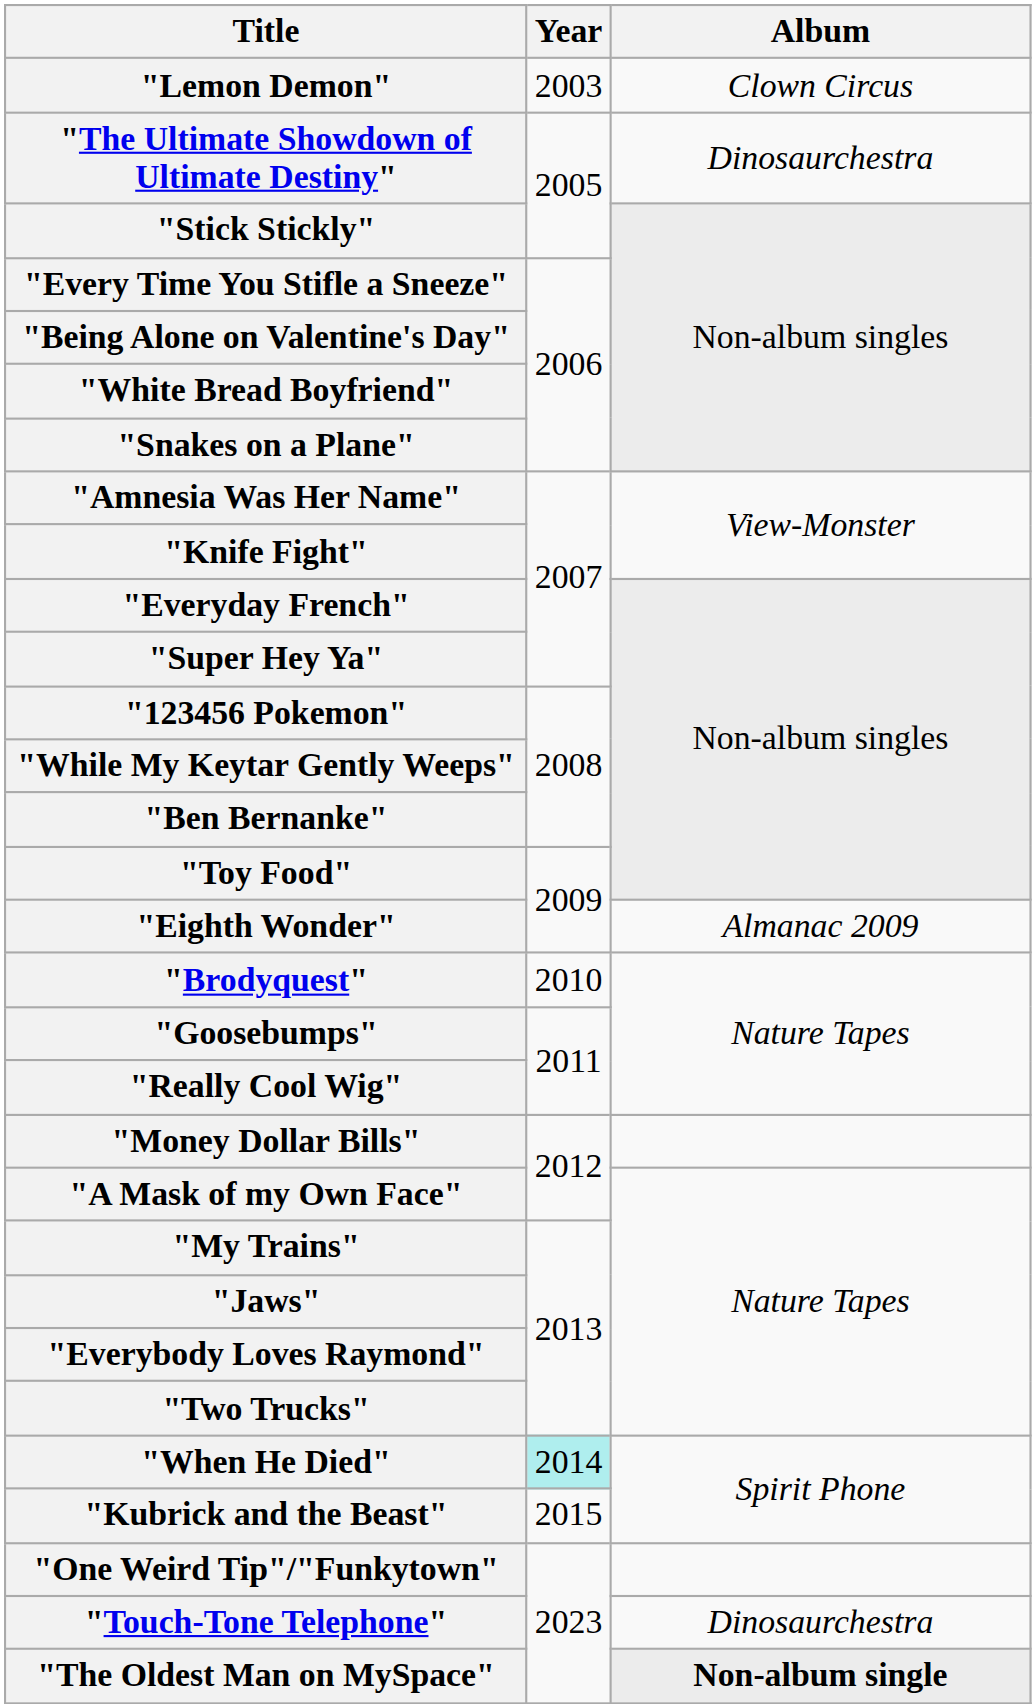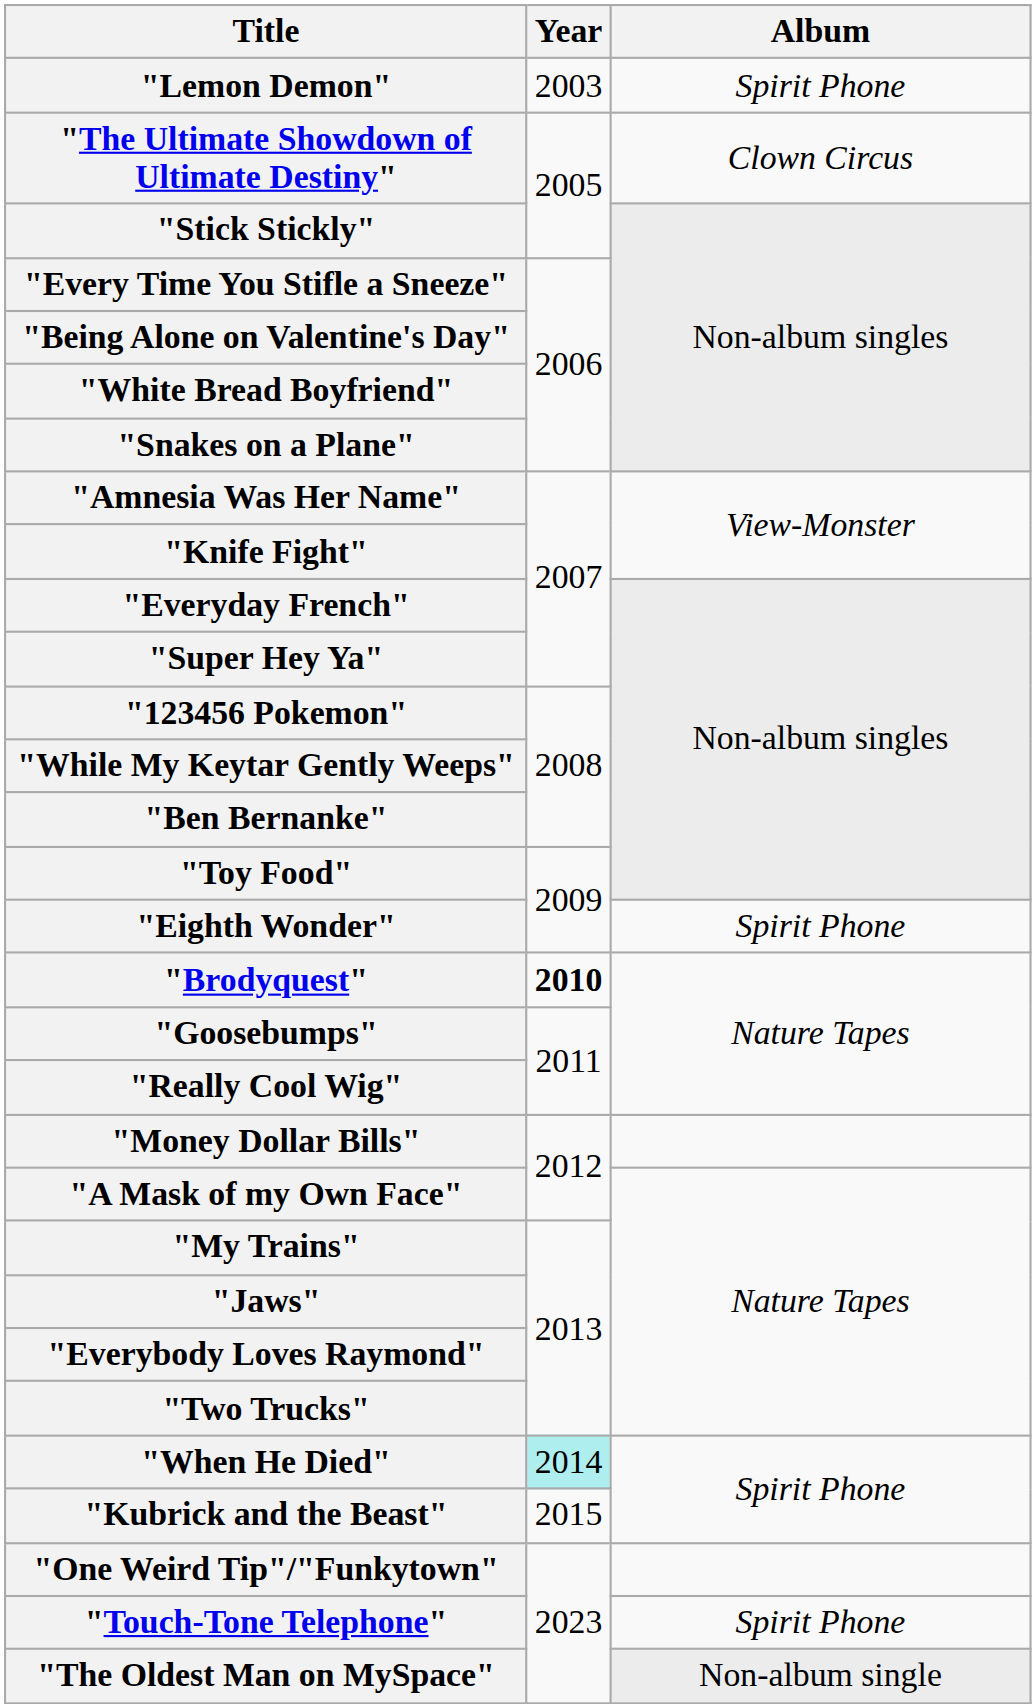(820, 84) Clown Circus -> (820, 84) Spirit Phone
(820, 157) Dinosaurchestra -> (820, 157) Clown Circus
(820, 925) Almanac 2009 -> (820, 925) Spirit Phone
(569, 979) normal -> (569, 979) bold
(820, 1621) Dinosaurchestra -> (820, 1621) Spirit Phone
(820, 1675) bold -> (820, 1675) normal
